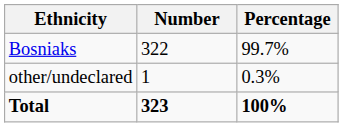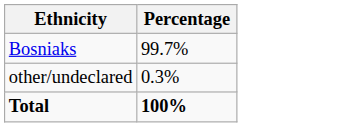- column: (187, 19)
